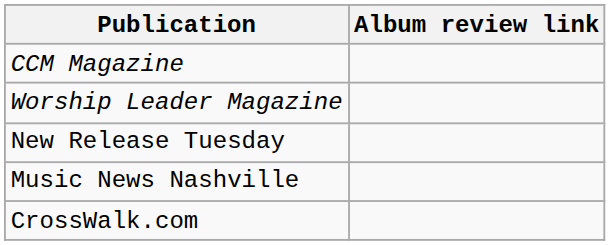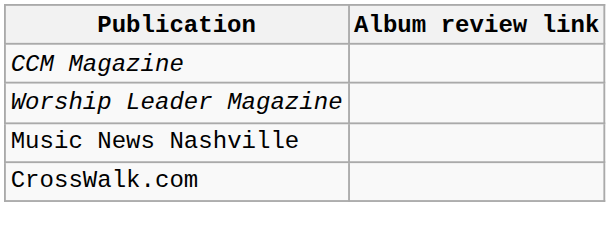- row: (148, 142)
